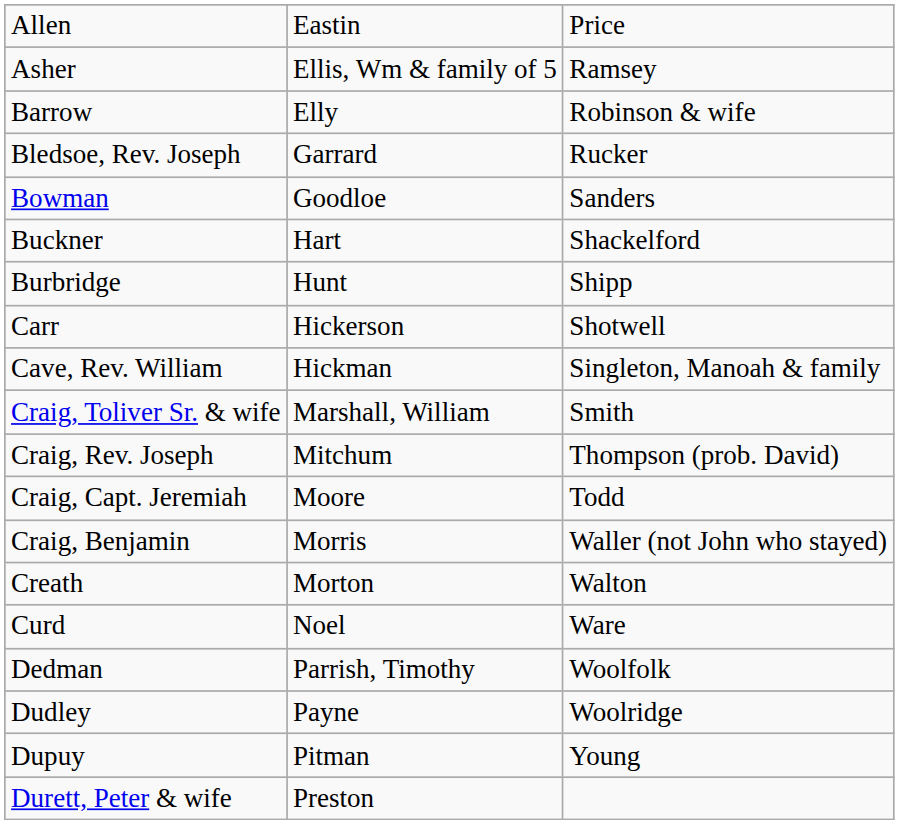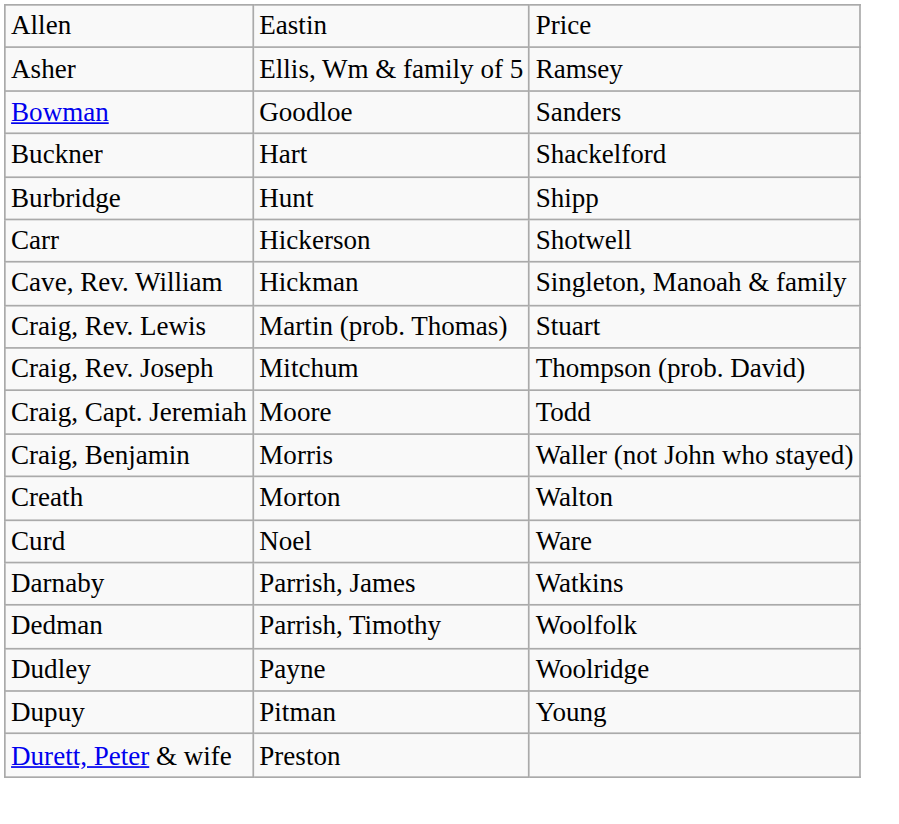- row: (52, 111)
- row: (126, 154)
- row: (146, 411)
+ row: (109, 326)
+ row: (58, 583)
